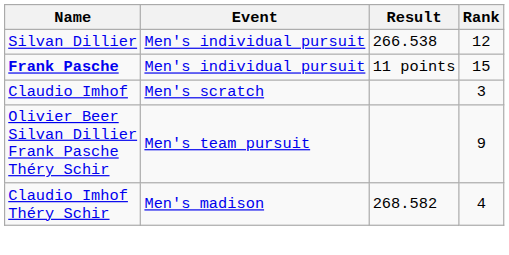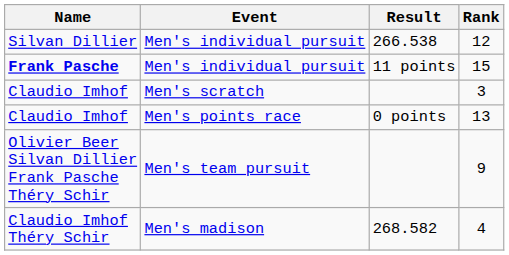+ row: (481, 117)
